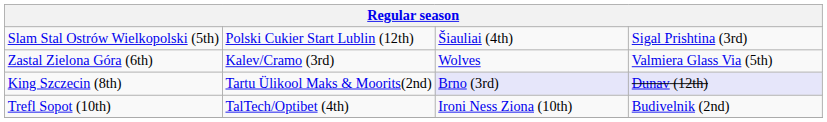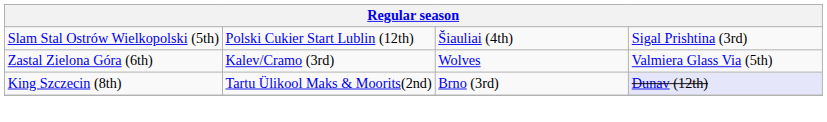(469, 83) lavender background -> (469, 83) no background
- row: (59, 106)
